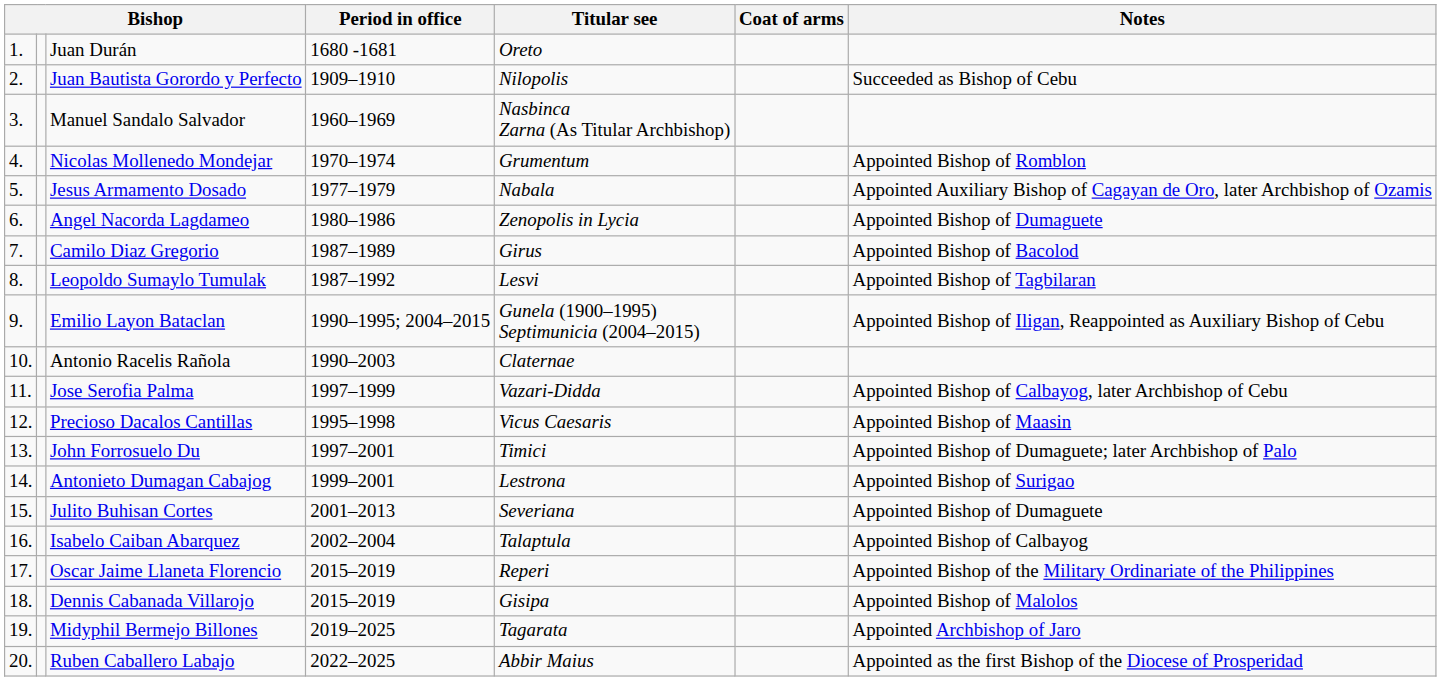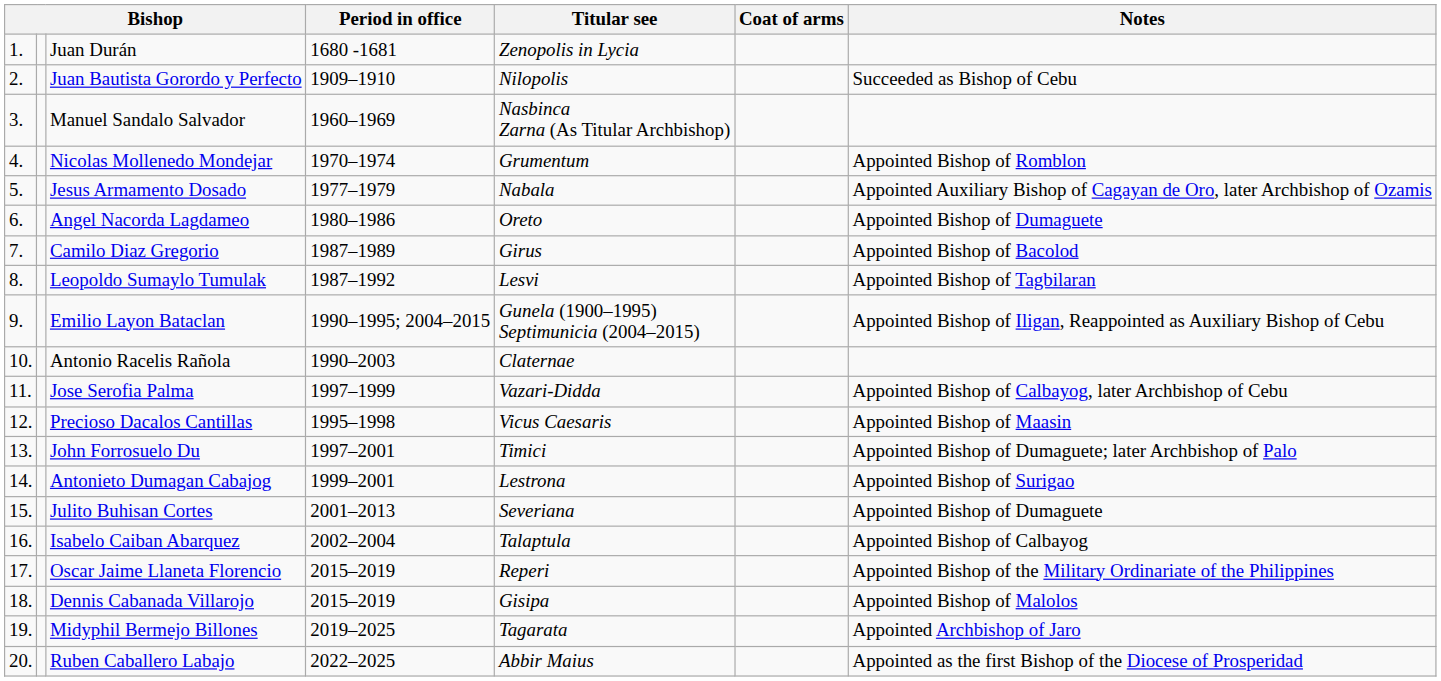(521, 49) Oreto -> (569, 49) Zenopolis in Lycia
(569, 220) Zenopolis in Lycia -> (521, 220) Oreto
